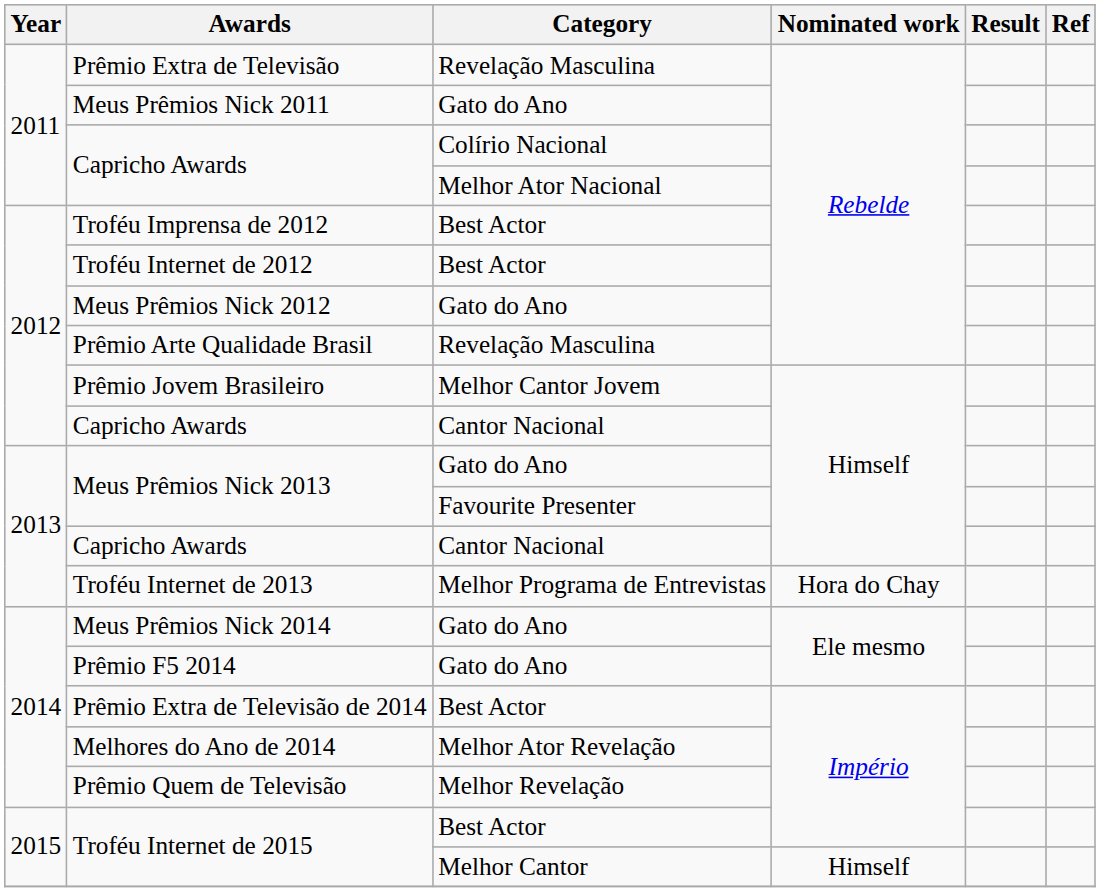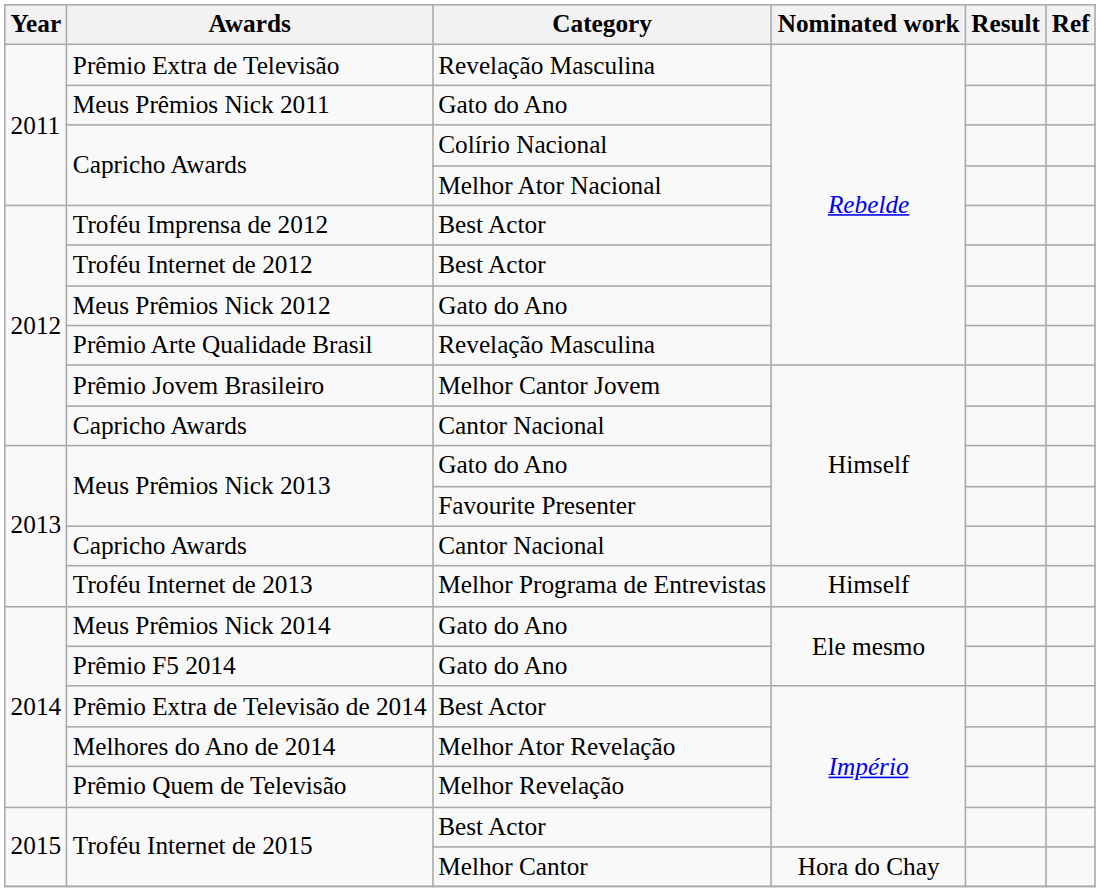(869, 585) Hora do Chay -> (869, 585) Himself
(869, 866) Himself -> (869, 866) Hora do Chay
